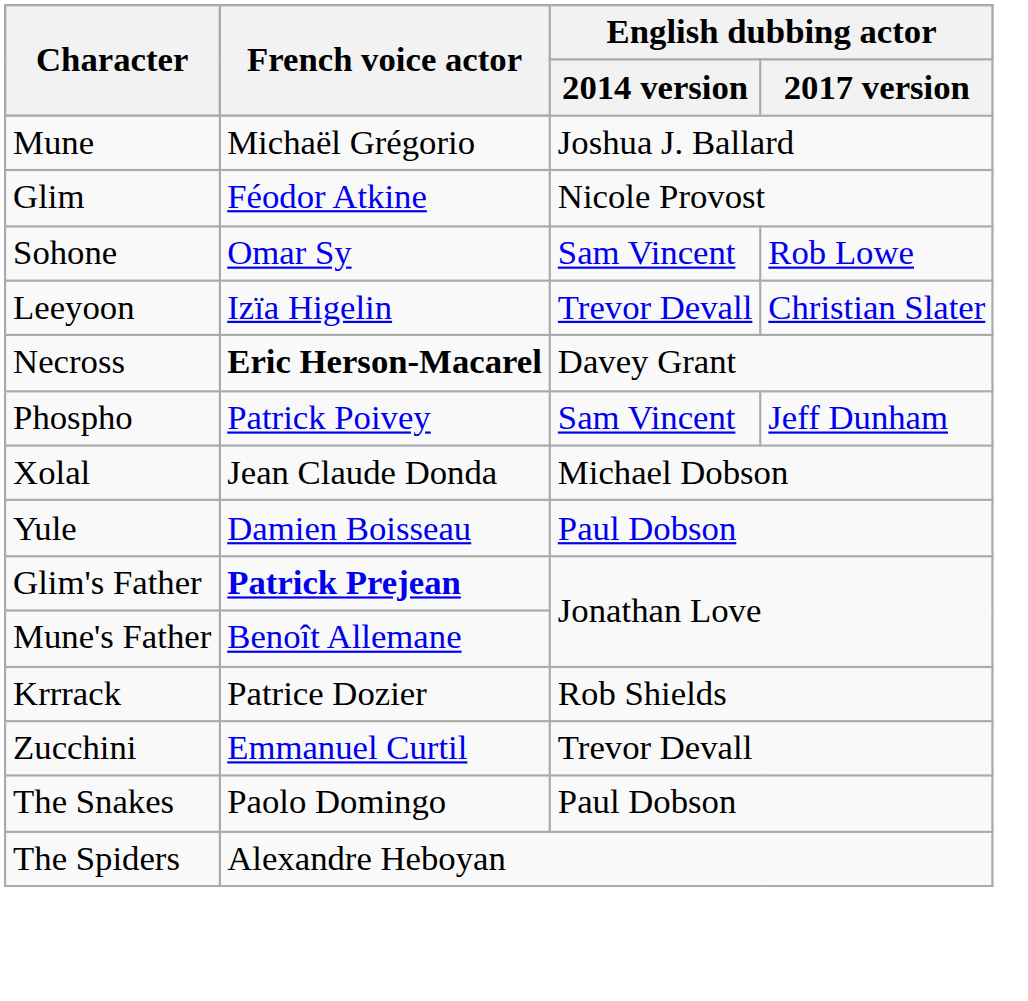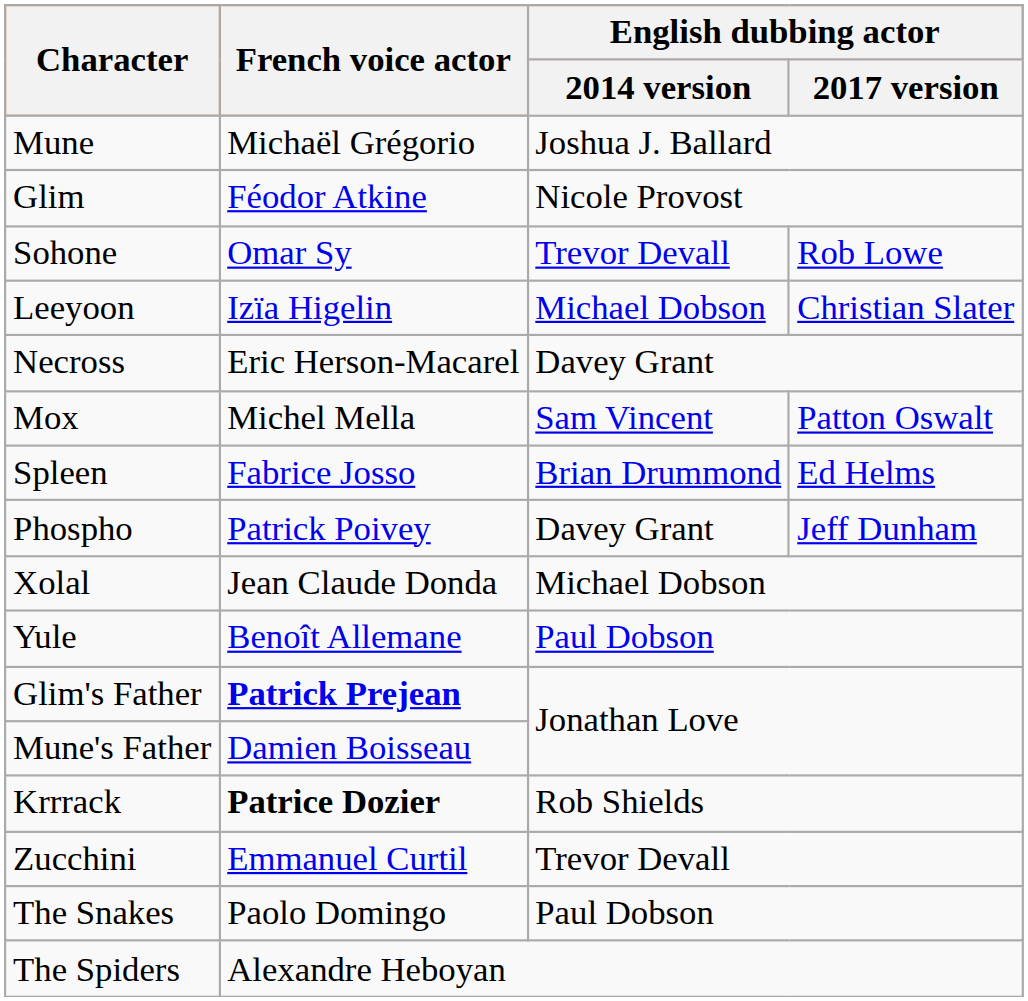(647, 252) Sam Vincent -> (633, 252) Trevor Devall
(655, 307) Trevor Devall -> (651, 307) Michael Dobson
(385, 362) bold -> (373, 362) normal
+ row: (46, 417)
+ row: (60, 472)
(647, 417) Sam Vincent -> (624, 527) Davey Grant
(349, 527) Damien Boisseau -> (344, 637) Benoît Allemane
(344, 637) Benoît Allemane -> (349, 747) Damien Boisseau
(327, 692) normal -> (334, 802) bold
